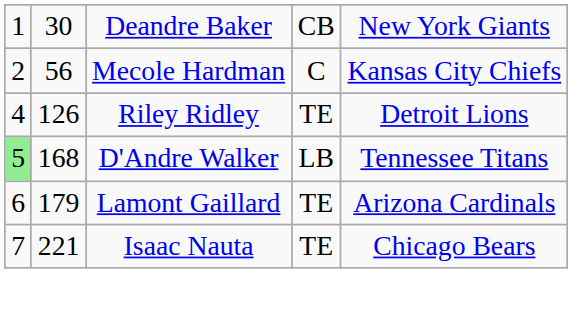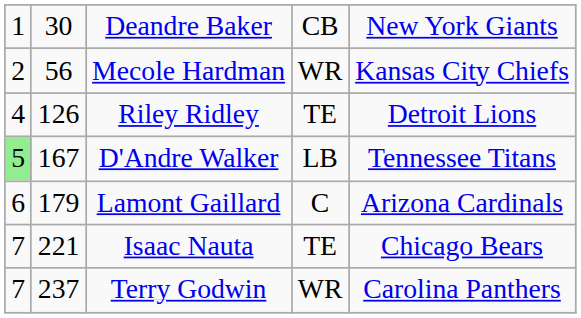(316, 70) C -> (320, 70) WR
(59, 158) 168 -> (59, 158) 167
(316, 202) TE -> (320, 202) C
+ row: (189, 289)
